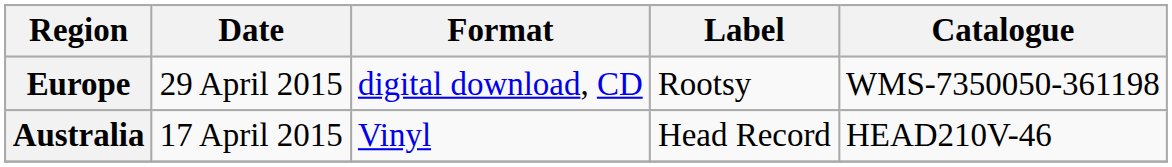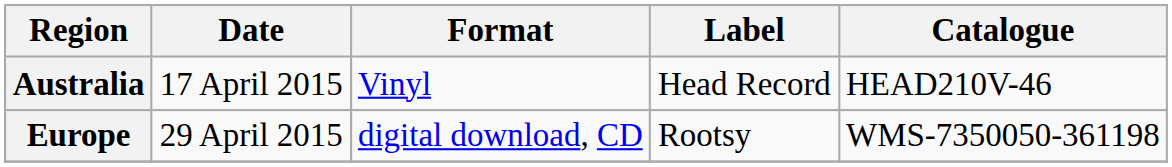rows swapped: (79, 135) <-> (79, 82)
